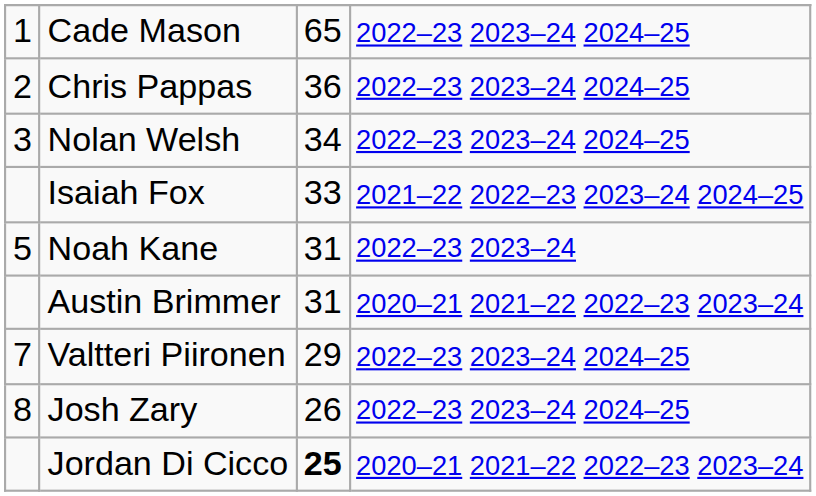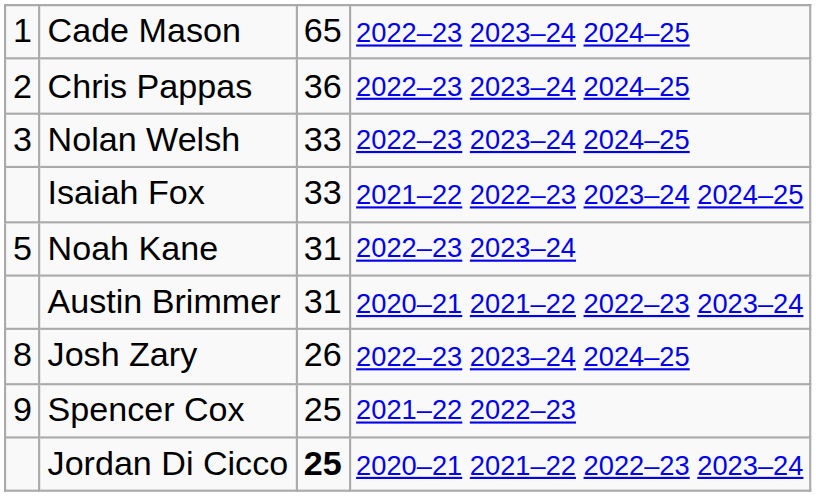(323, 139) 34 -> (323, 139) 33
- row: (167, 355)
+ row: (146, 409)
